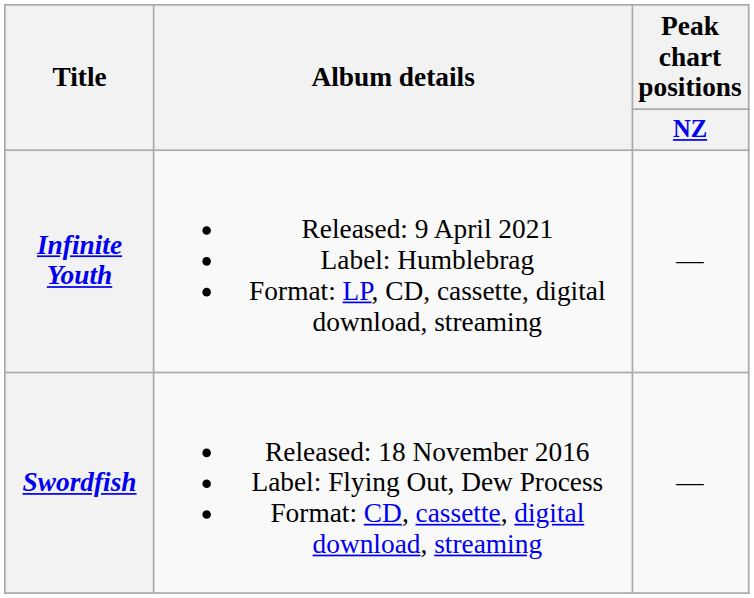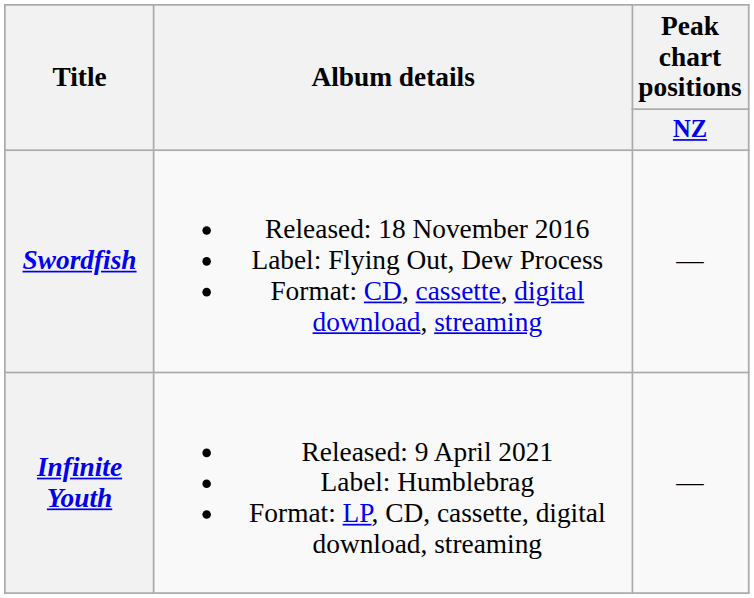rows swapped: (80, 481) <-> (80, 260)
